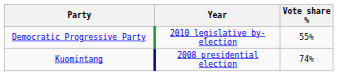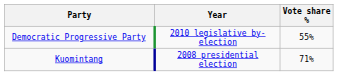(307, 59) 74% -> (307, 59) 71%
